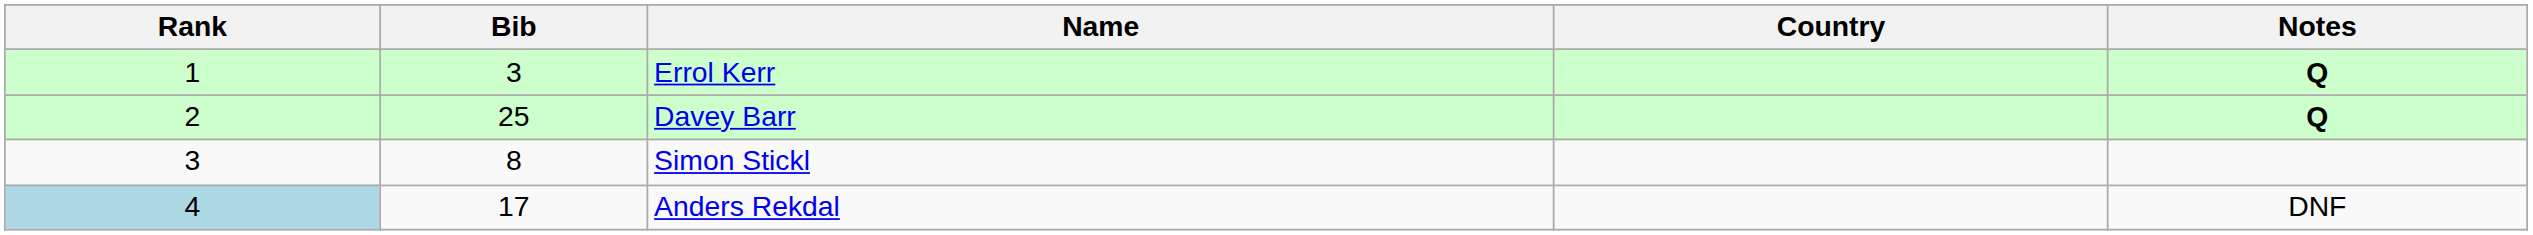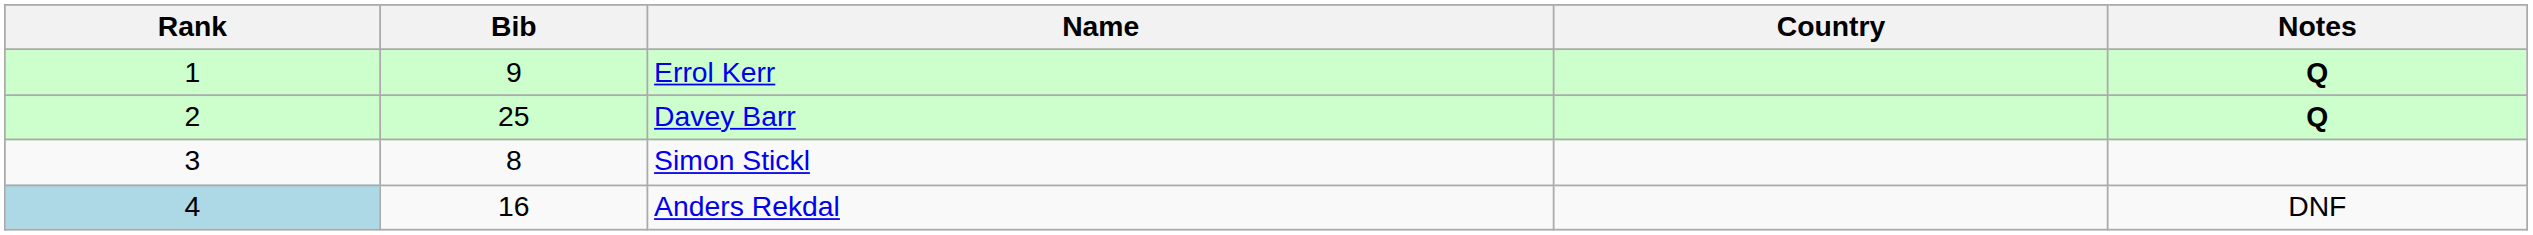(514, 71) 3 -> (514, 71) 9
(514, 206) 17 -> (514, 206) 16
